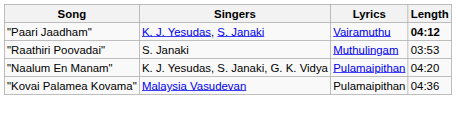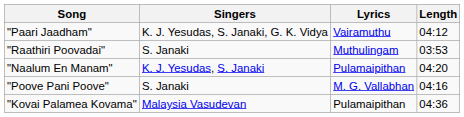(203, 32) K. J. Yesudas, S. Janaki -> (235, 32) K. J. Yesudas, S. Janaki, G. K. Vidya
(425, 32) bold -> (434, 32) normal
(235, 68) K. J. Yesudas, S. Janaki, G. K. Vidya -> (203, 68) K. J. Yesudas, S. Janaki
+ row: (58, 86)
